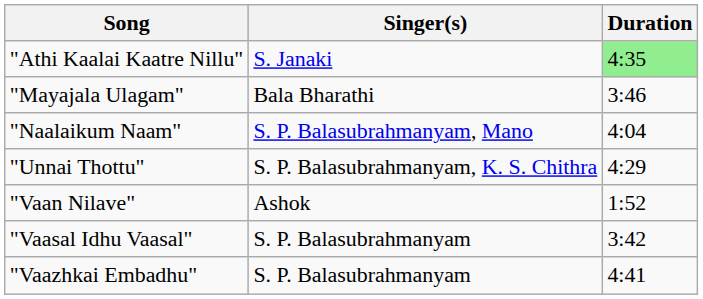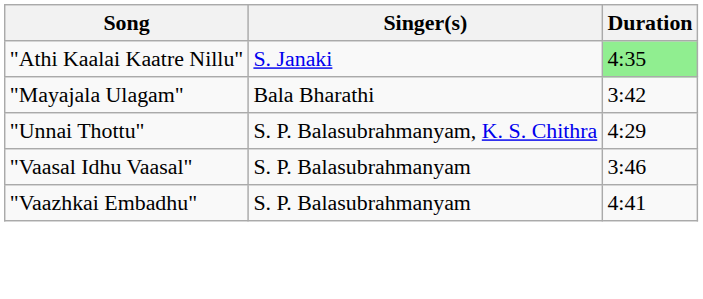(627, 94) 3:46 -> (627, 94) 3:42
- row: (96, 131)
- row: (72, 203)
(627, 239) 3:42 -> (627, 167) 3:46
